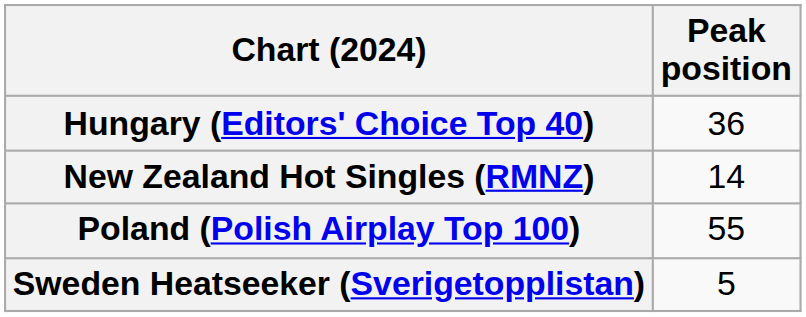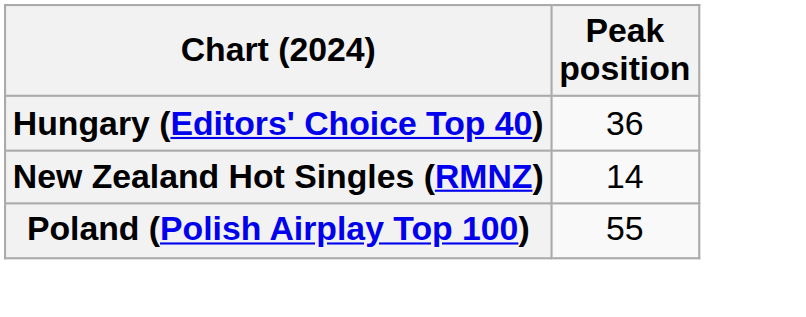- row: (329, 283)
